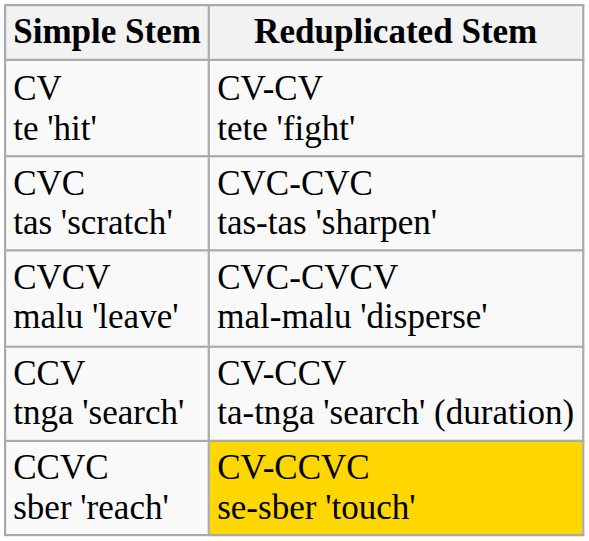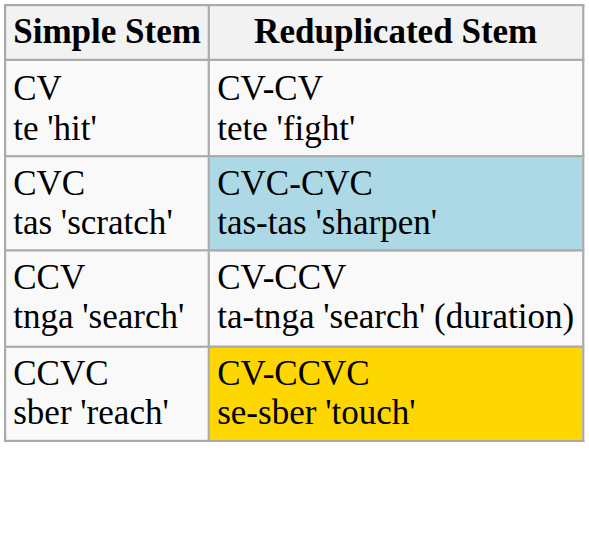(327, 202) no background -> (327, 202) lightblue background
- row: (96, 297)
